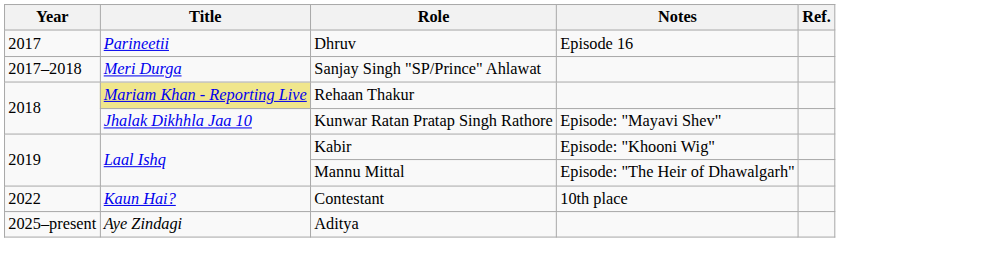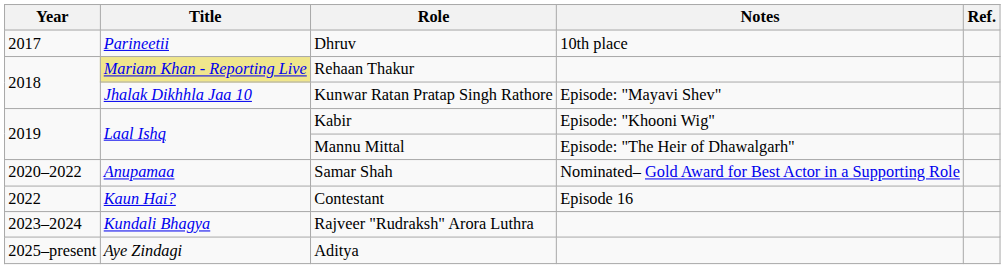(597, 43) Episode 16 -> (594, 43) 10th place
- row: (428, 69)
+ row: (354, 172)
(594, 198) 10th place -> (597, 198) Episode 16
+ row: (424, 224)
